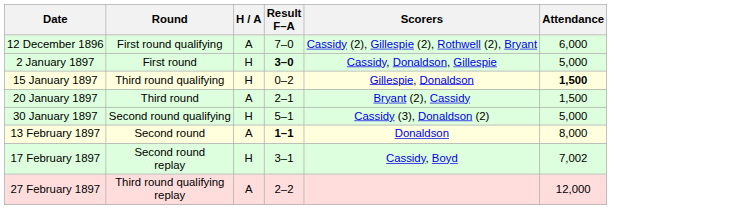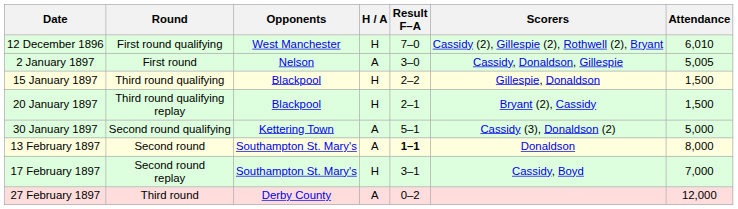+ column: (296, 19)
(249, 44) A -> (375, 44) H
(573, 44) 6,000 -> (699, 44) 6,010
(249, 62) H -> (375, 62) A
(284, 62) bold -> (410, 62) normal
(573, 62) 5,000 -> (699, 62) 5,005
(284, 80) 0–2 -> (410, 80) 2–2
(573, 80) bold -> (699, 80) normal
(170, 98) Third round -> (170, 104) Third round qualifying replay
(249, 98) A -> (375, 104) H
(249, 116) H -> (375, 129) A
(573, 158) 7,002 -> (699, 171) 7,000
(170, 189) Third round qualifying replay -> (170, 195) Third round
(284, 189) 2–2 -> (410, 195) 0–2
